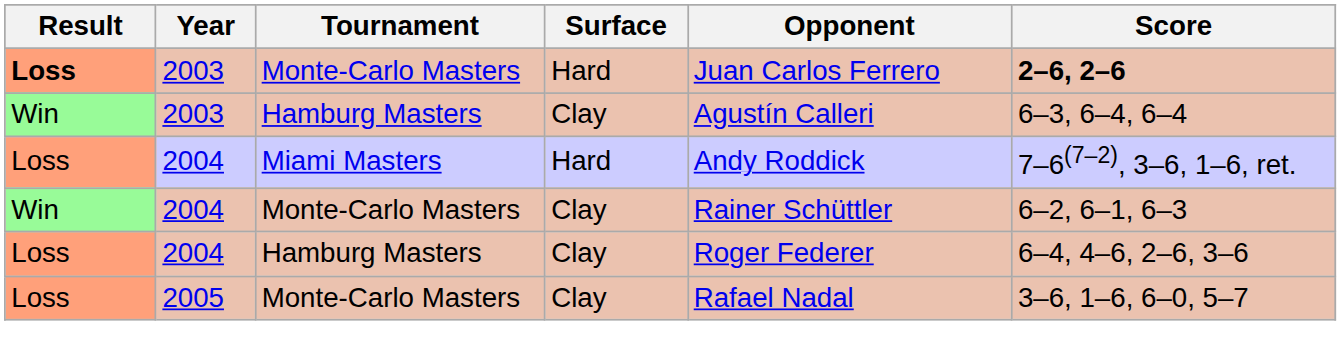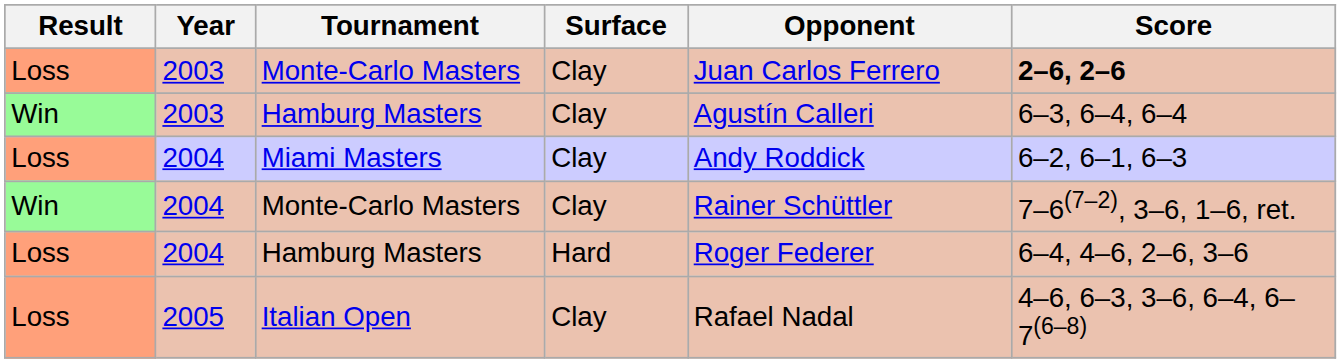(44, 70) bold -> (40, 70) normal
(581, 70) Hard -> (579, 70) Clay
(581, 161) Hard -> (579, 158) Clay
(1157, 161) 7–6(7–2), 3–6, 1–6, ret. -> (1103, 158) 6–2, 6–1, 6–3
(1103, 209) 6–2, 6–1, 6–3 -> (1157, 205) 7–6(7–2), 3–6, 1–6, ret.
(579, 253) Clay -> (581, 253) Hard
- row: (193, 297)
+ row: (193, 316)
